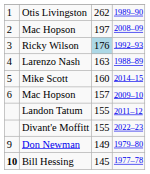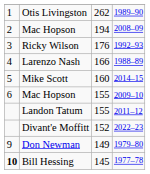(102, 29) 197 -> (102, 29) 194
(102, 45) lightblue background -> (102, 45) no background
(102, 62) 163 -> (102, 62) 166
(102, 95) 157 -> (102, 95) 155
(102, 128) 155 -> (102, 128) 152
